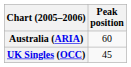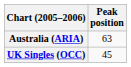(107, 39) 60 -> (107, 39) 63
